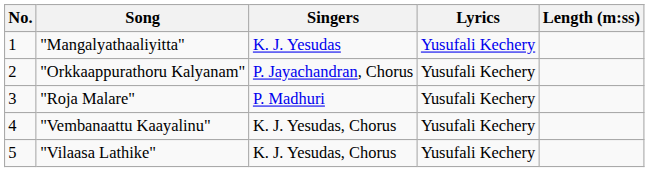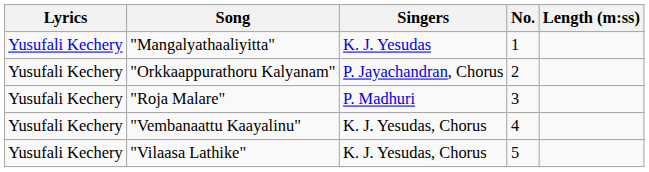columns swapped: (20, 18) <-> (478, 18)
